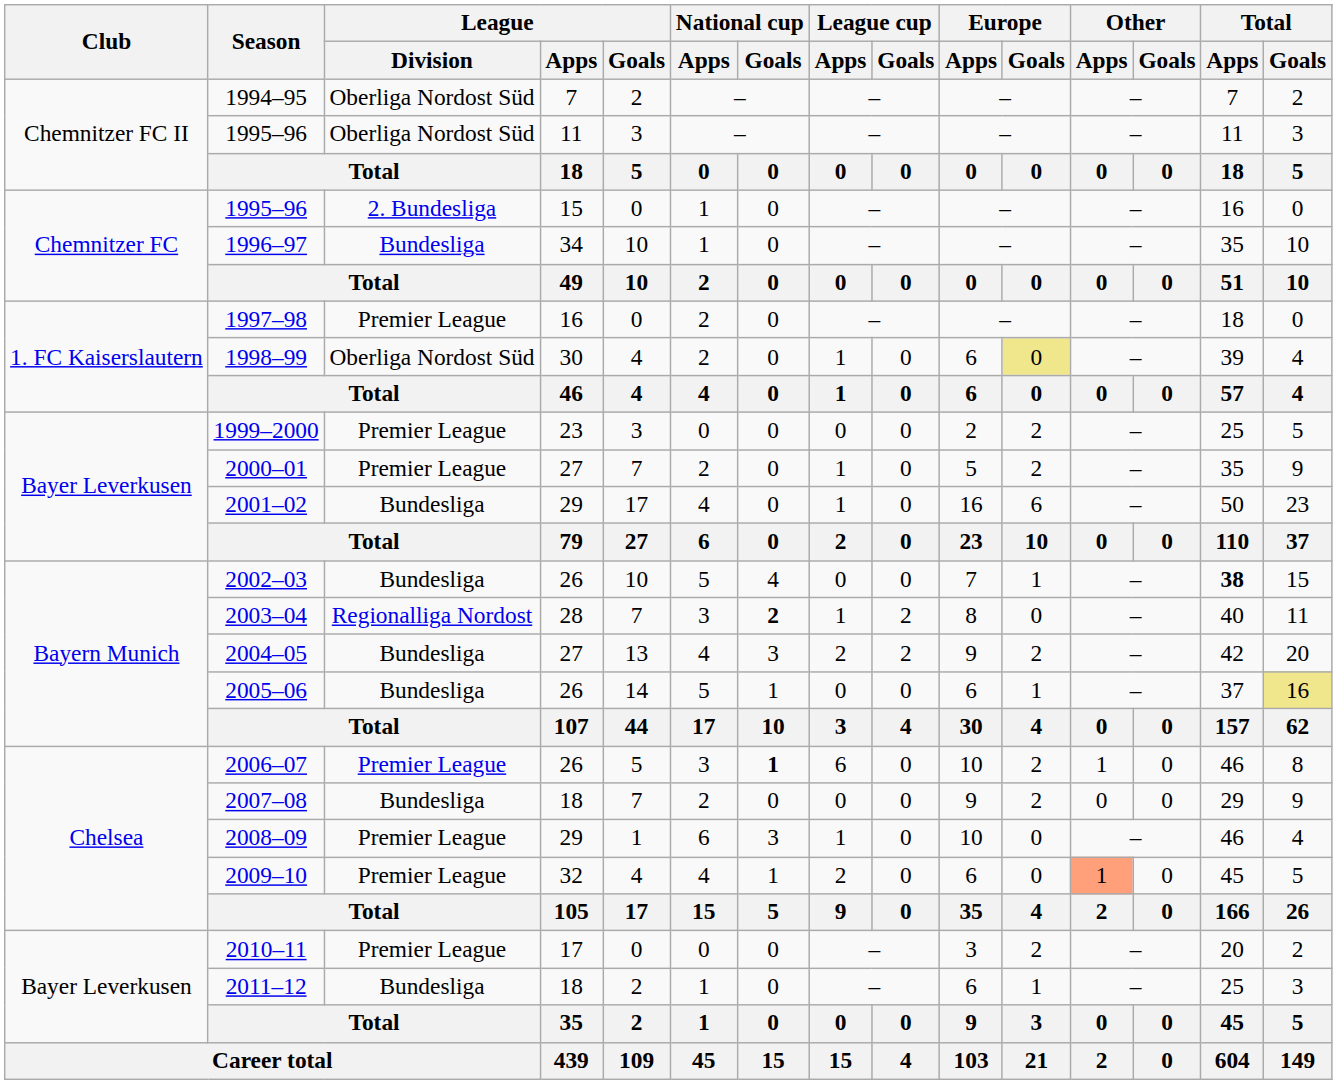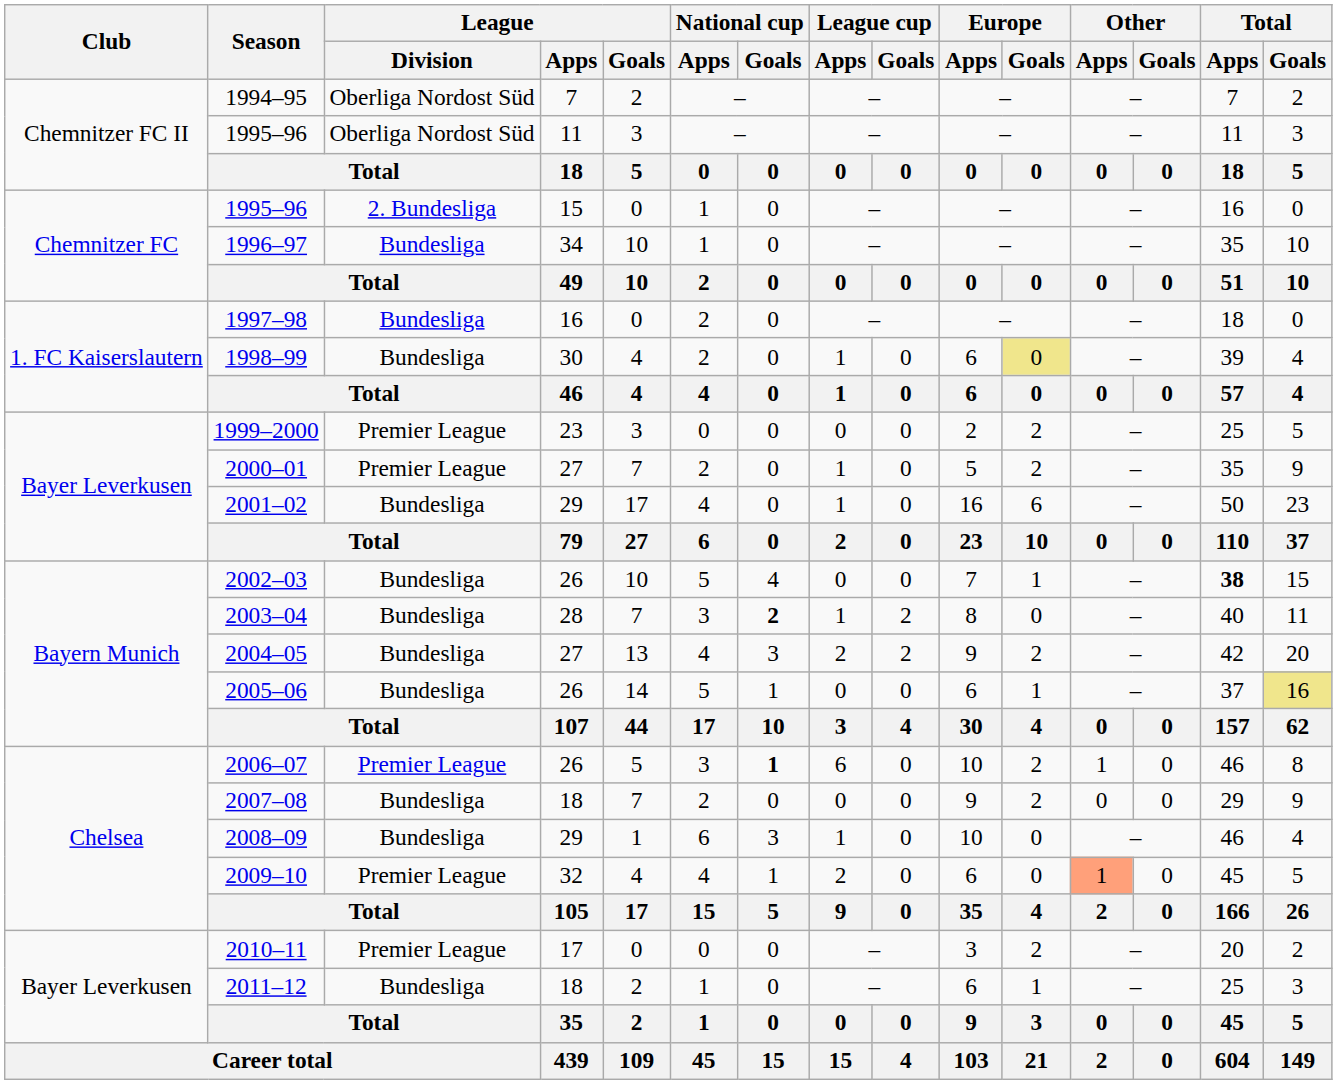(432, 319) Premier League -> (432, 319) Bundesliga
(432, 356) Oberliga Nordost Süd -> (432, 356) Bundesliga
(432, 615) Regionalliga Nordost -> (432, 615) Bundesliga
(432, 838) Premier League -> (432, 838) Bundesliga
